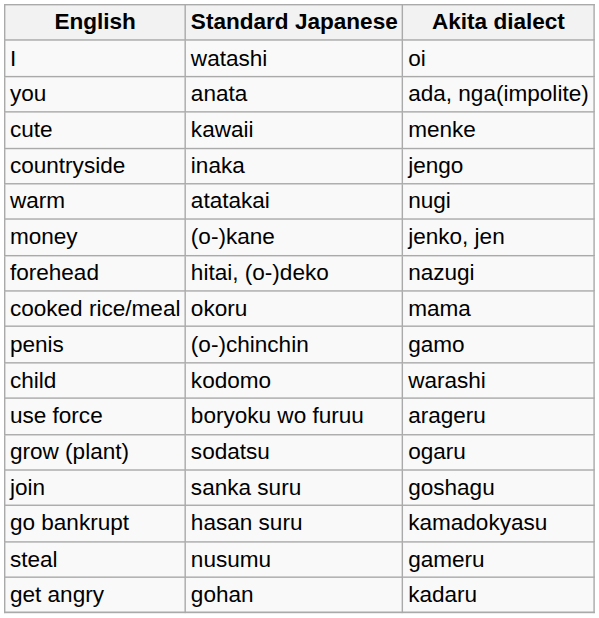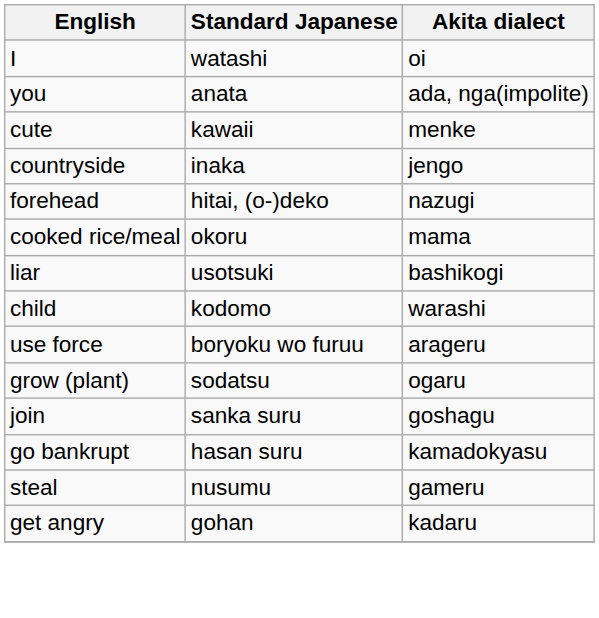- row: (37, 201)
- row: (44, 237)
- row: (37, 344)
+ row: (25, 272)
